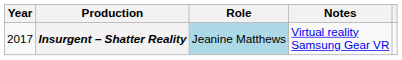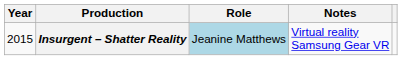(20, 38) 2017 -> (20, 38) 2015
